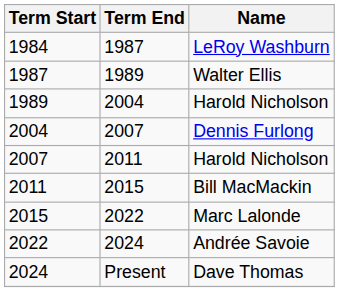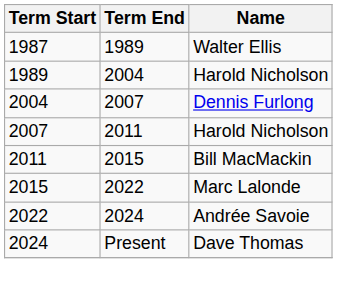- row: (28, 46)
